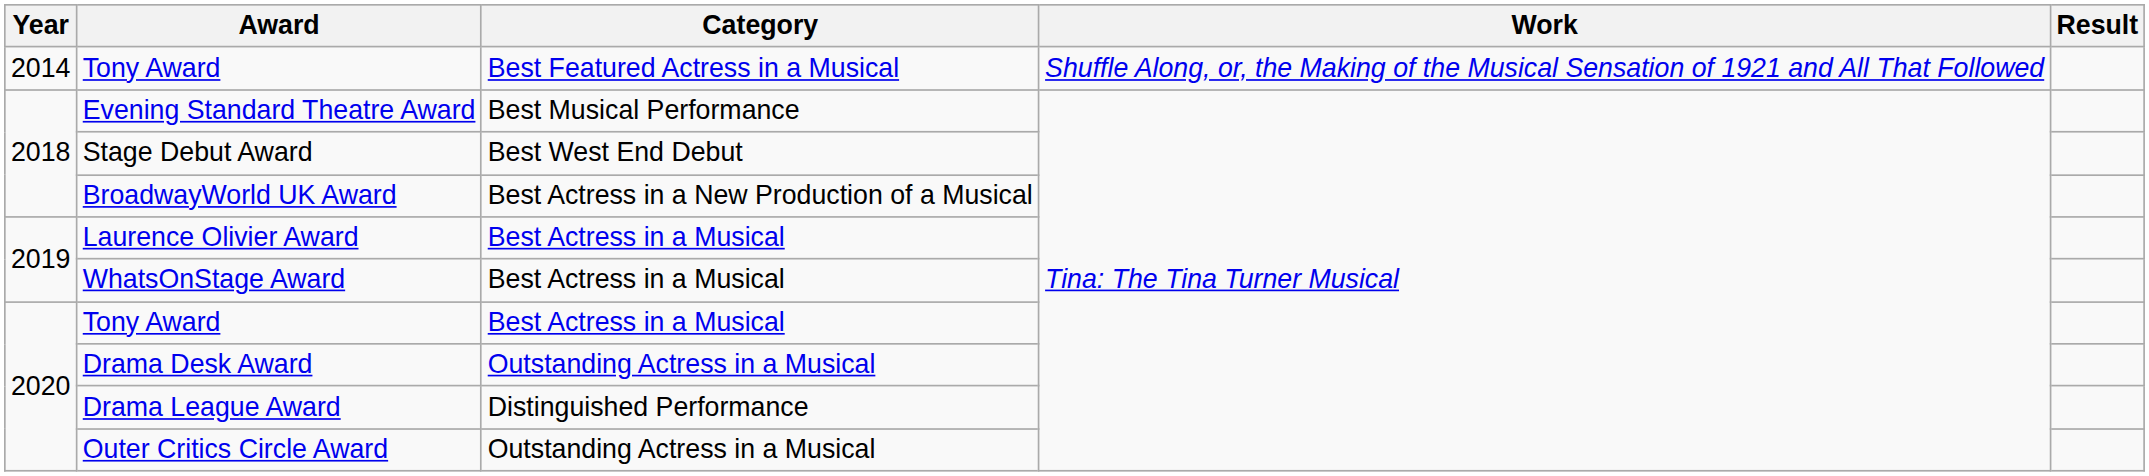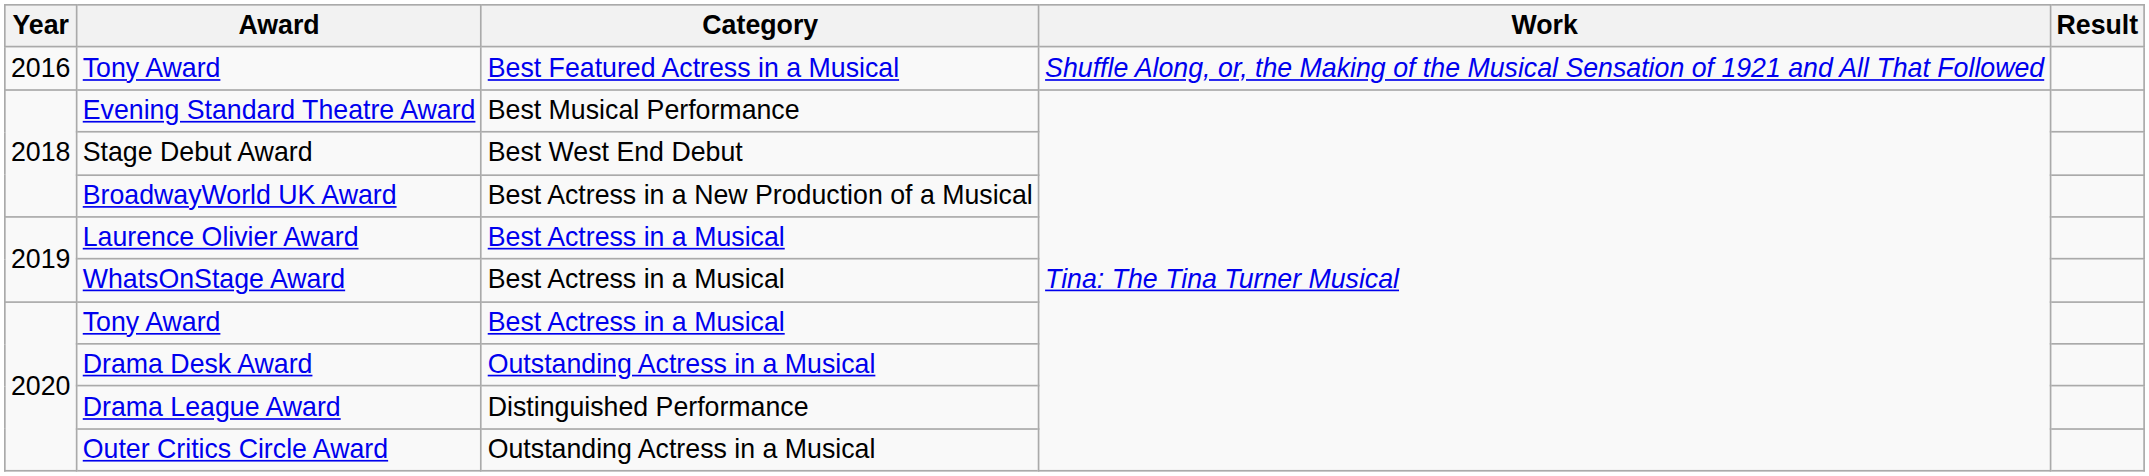(41, 68) 2014 -> (41, 68) 2016
